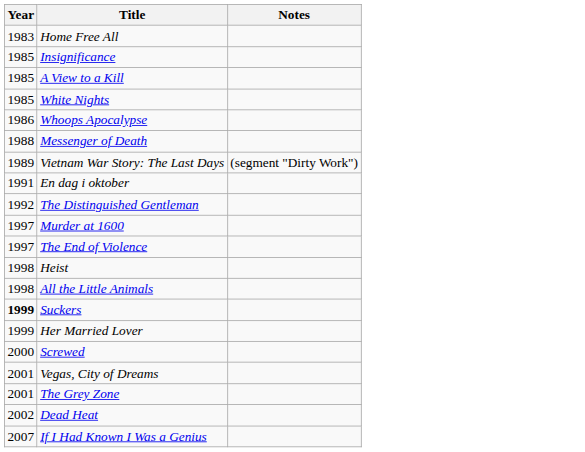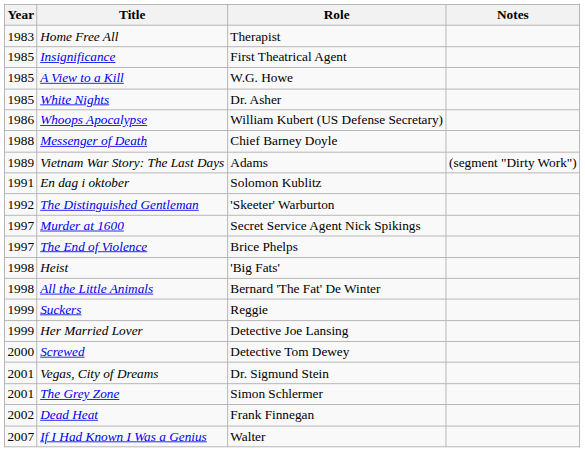+ column: (337, 15)
(21, 309) bold -> (21, 309) normal
